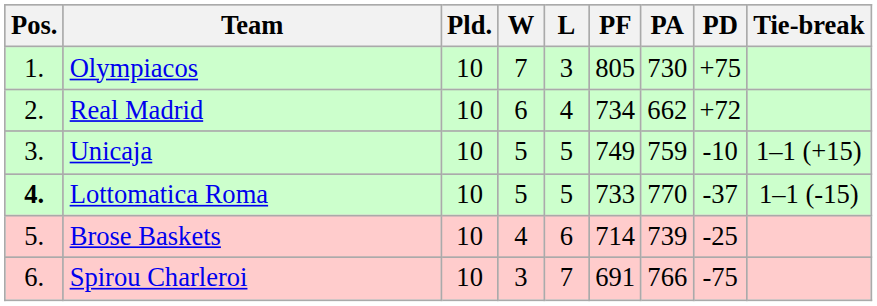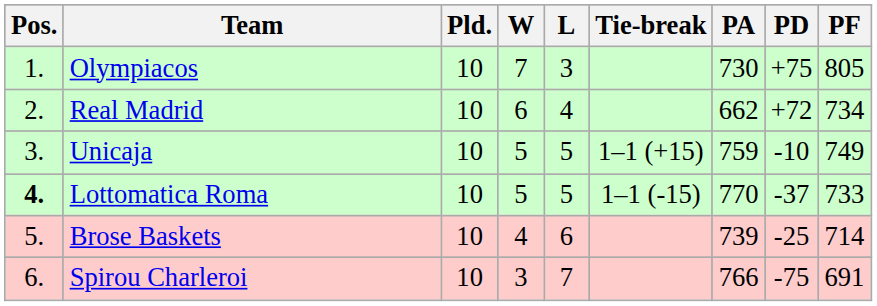columns swapped: (615, 25) <-> (809, 25)
